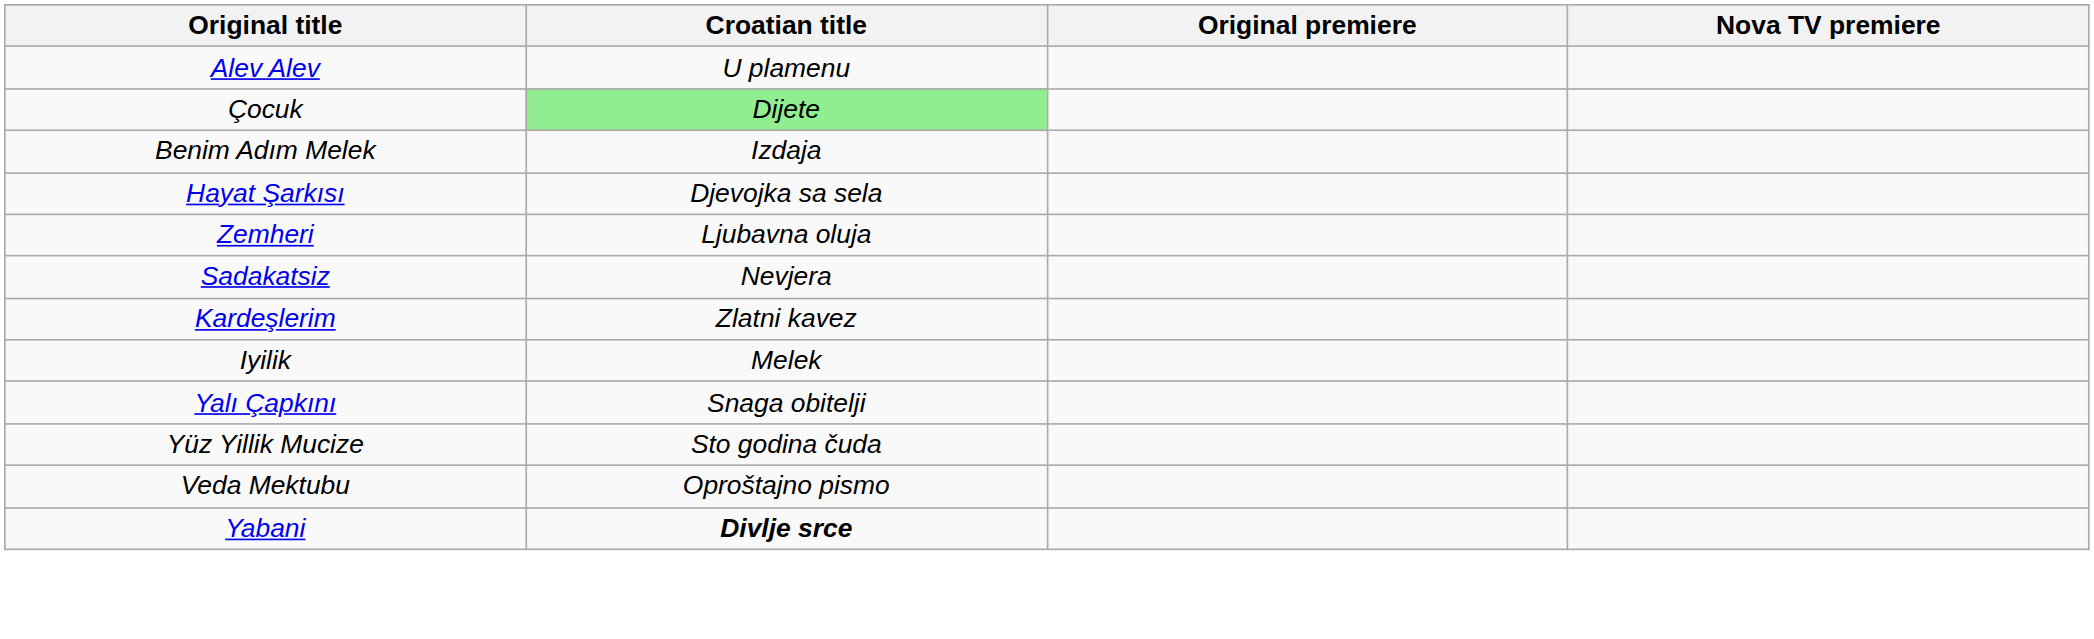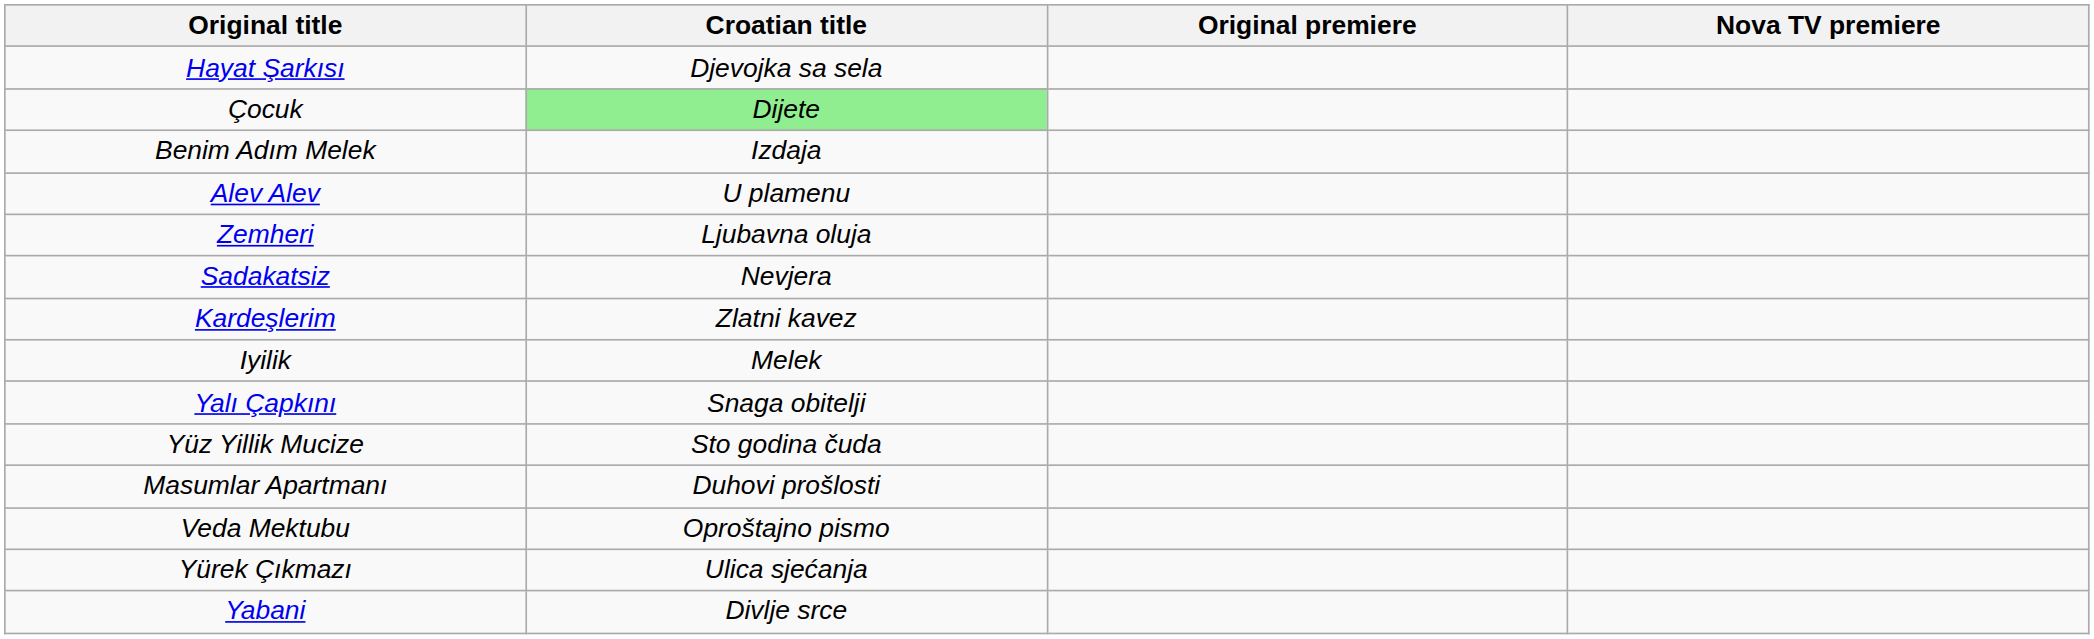rows swapped: (265, 192) <-> (265, 67)
+ row: (265, 485)
+ row: (265, 569)
(786, 527) bold -> (786, 611) normal
